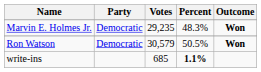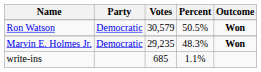rows swapped: (31, 43) <-> (49, 28)
(195, 59) bold -> (195, 59) normal
